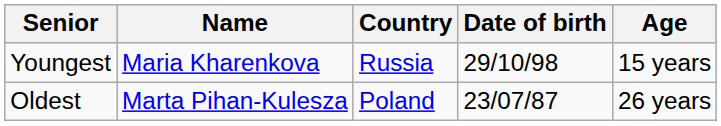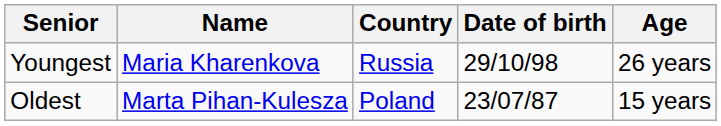(665, 62) 15 years -> (665, 62) 26 years
(665, 100) 26 years -> (665, 100) 15 years
